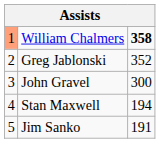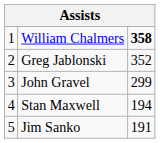(11, 37) lightsalmon background -> (11, 37) no background
(141, 82) 300 -> (141, 82) 299
